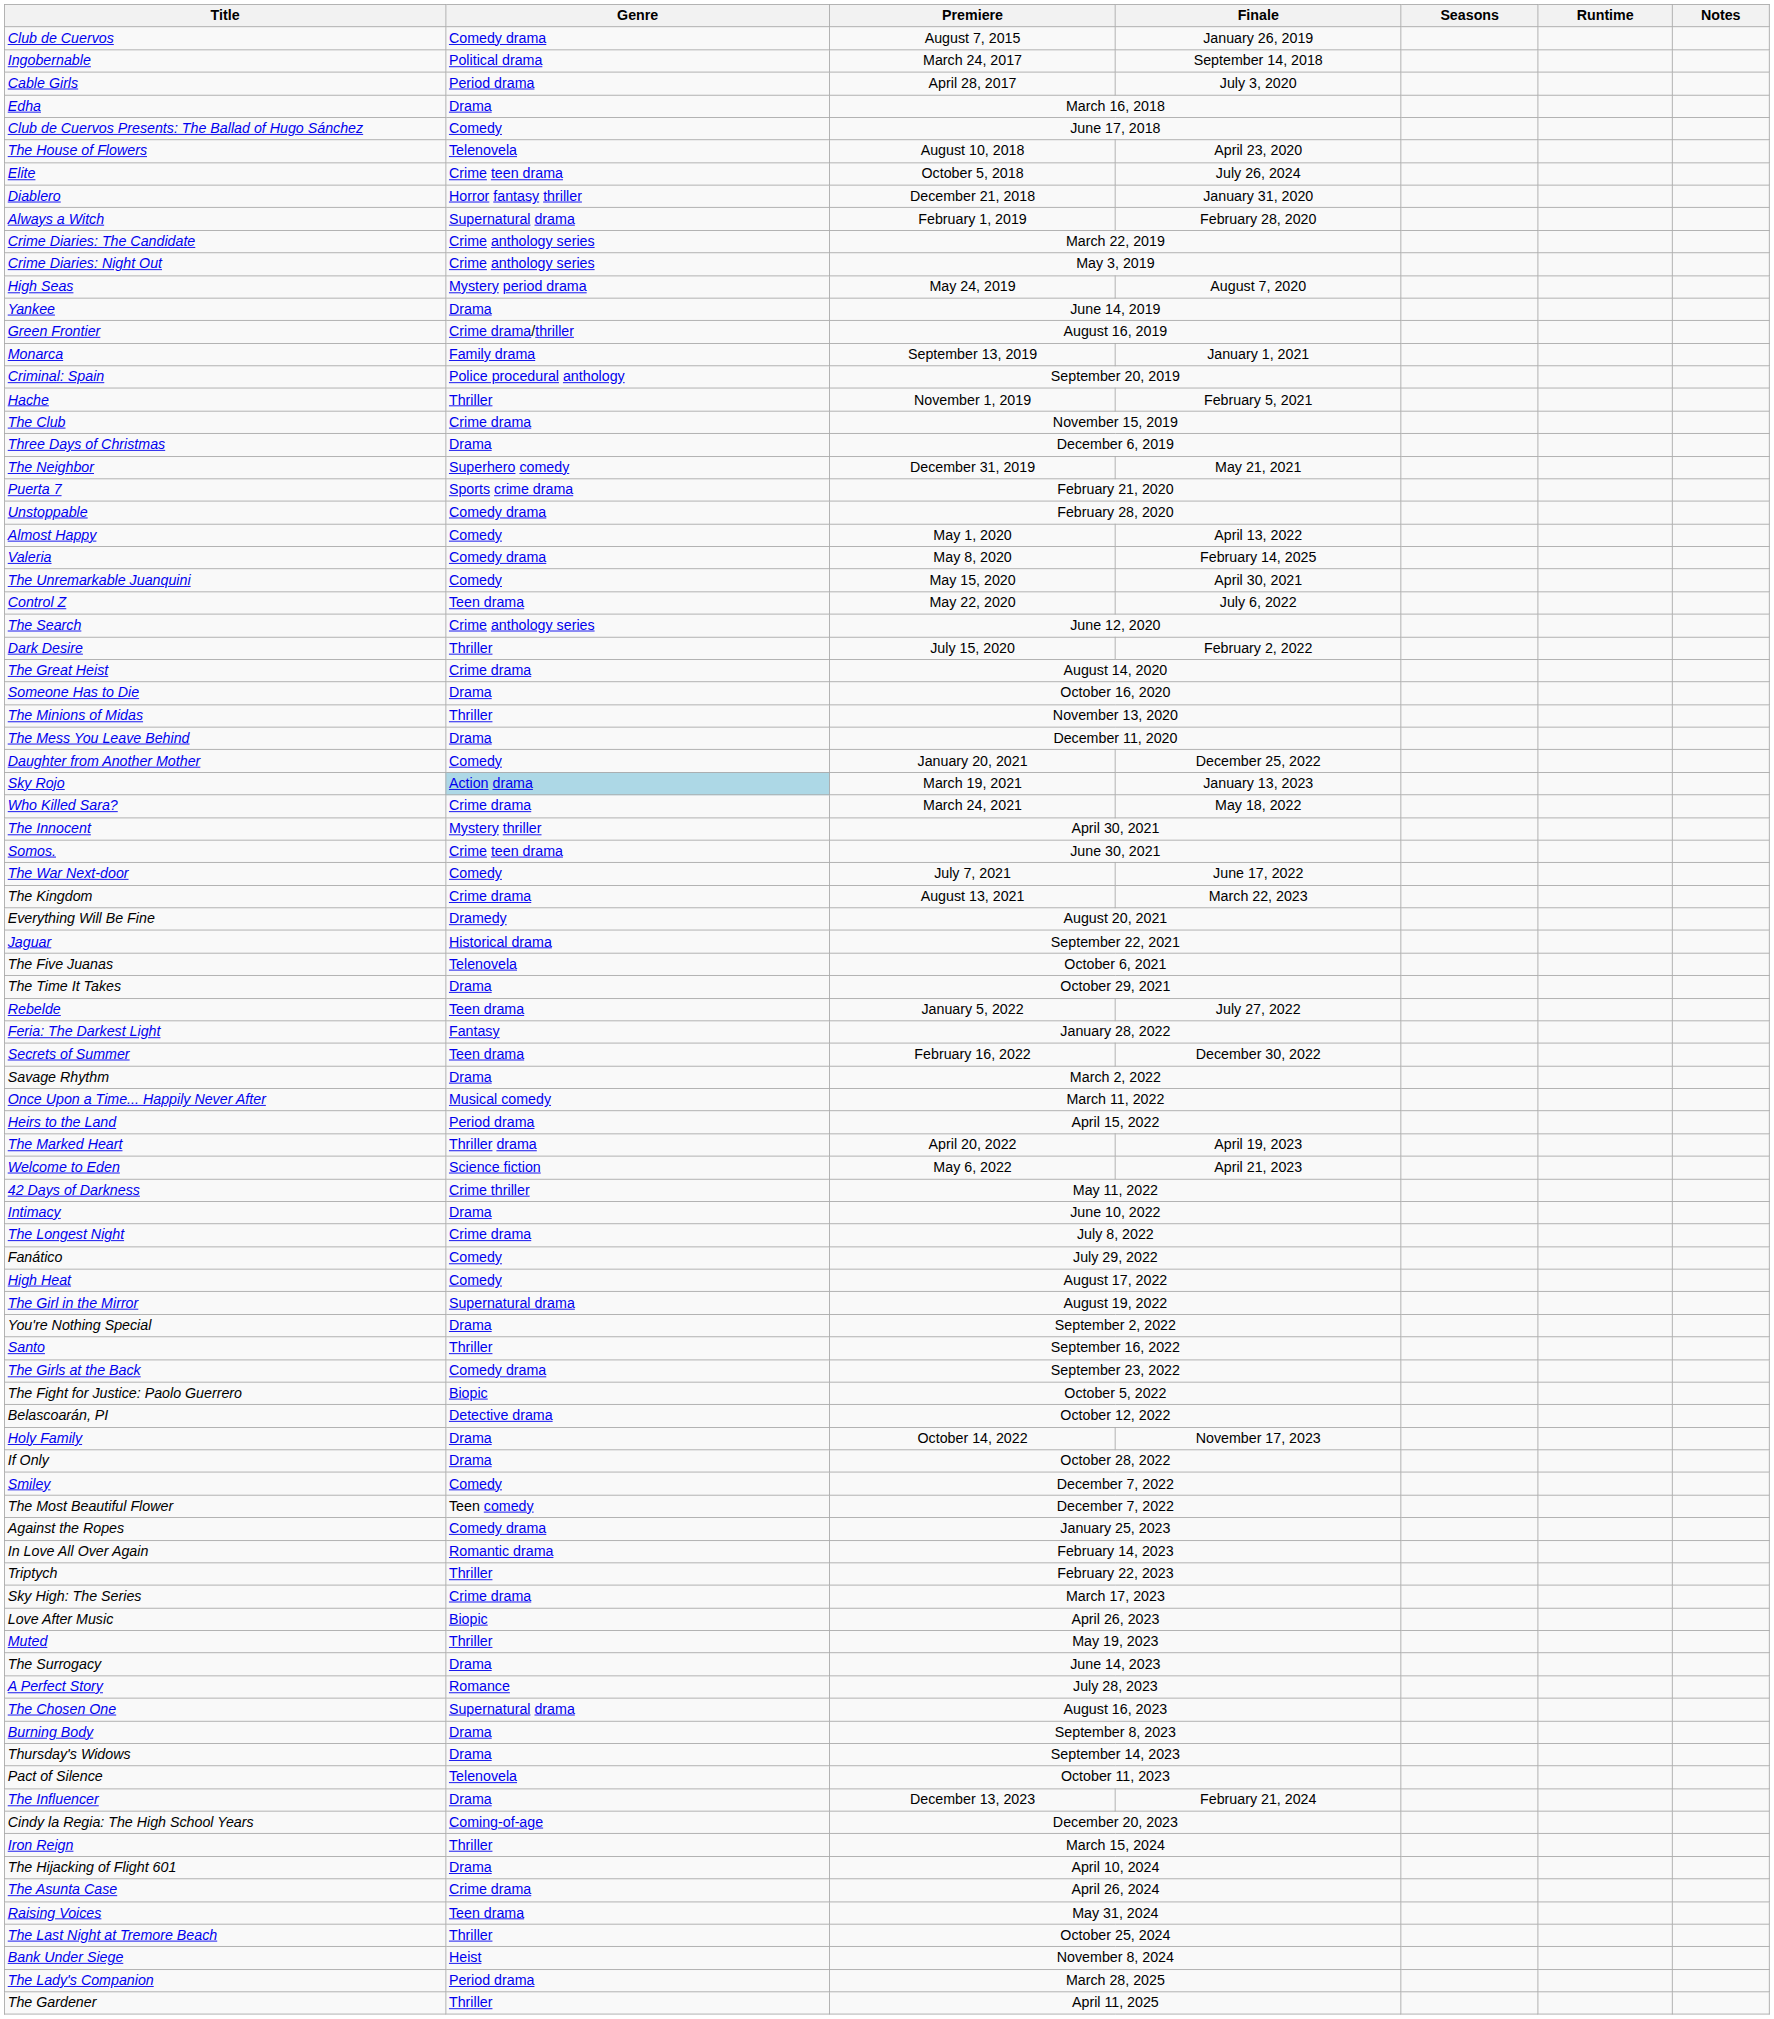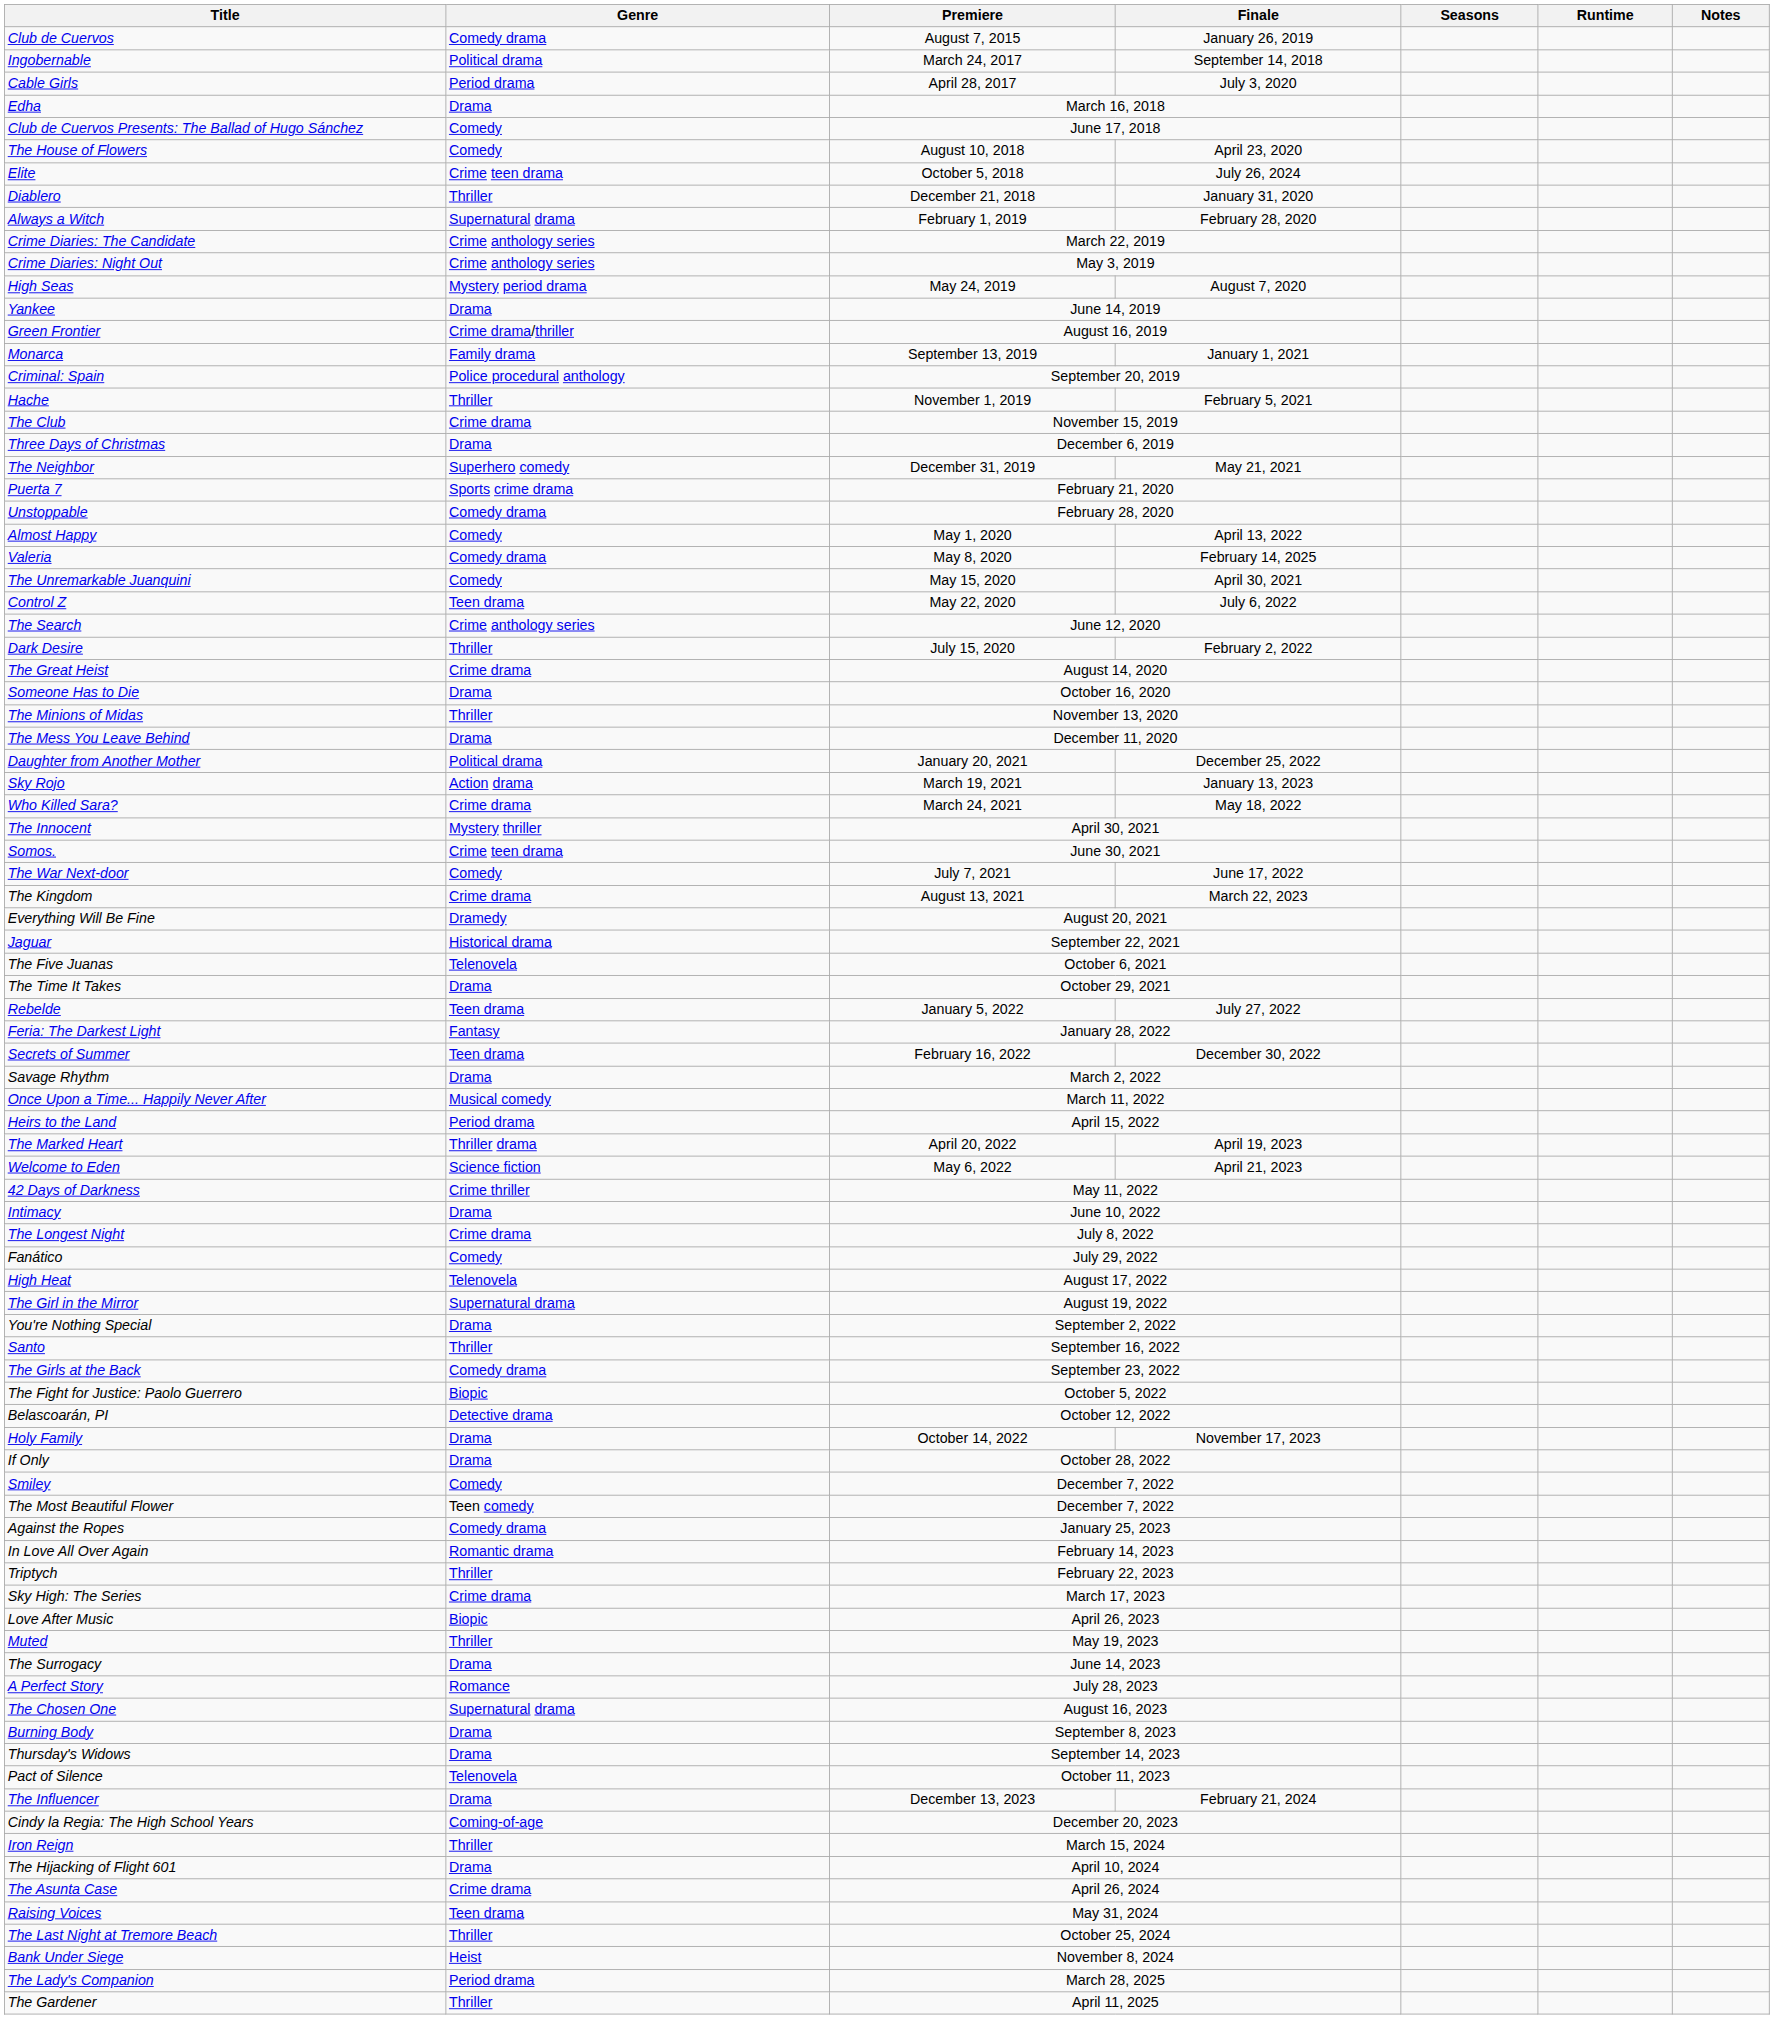(483, 151) Telenovela -> (475, 151) Comedy
(515, 196) Horror fantasy thriller -> (471, 196) Thriller
(475, 761) Comedy -> (496, 761) Political drama
(491, 783) lightblue background -> (491, 783) no background
(475, 1280) Comedy -> (483, 1280) Telenovela
